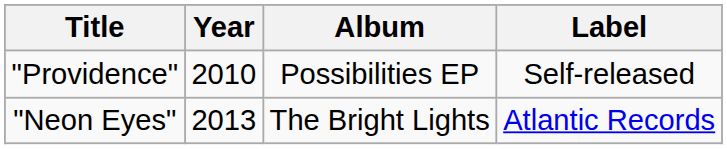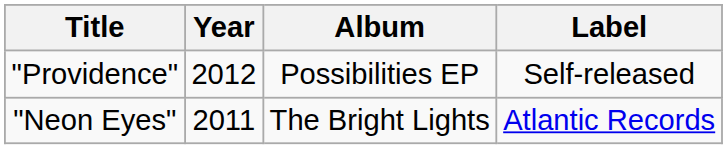(224, 73) 2010 -> (224, 73) 2012
(224, 119) 2013 -> (224, 119) 2011
